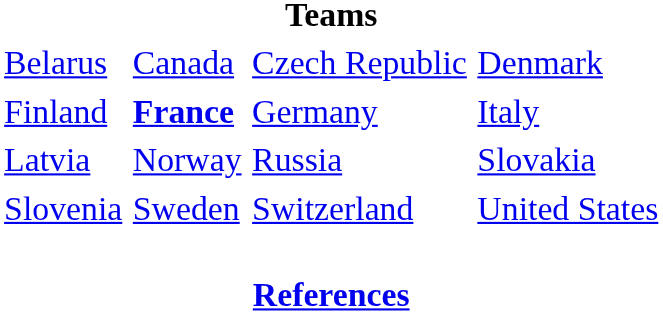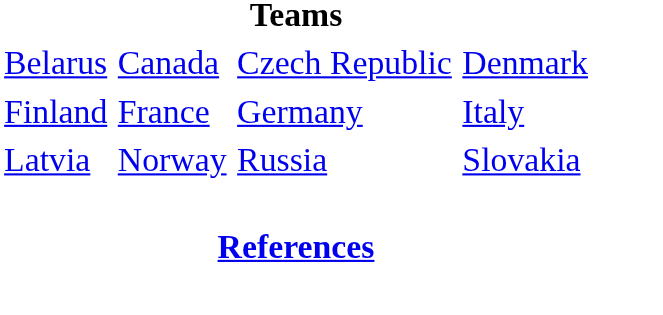(183, 111) bold -> (164, 111) normal
- row: (63, 208)
